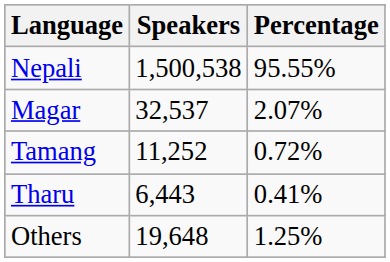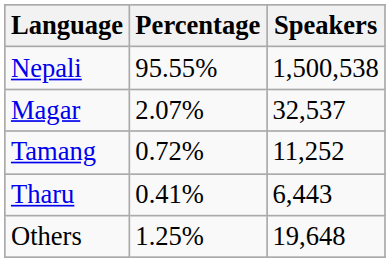columns swapped: (188, 25) <-> (316, 25)
